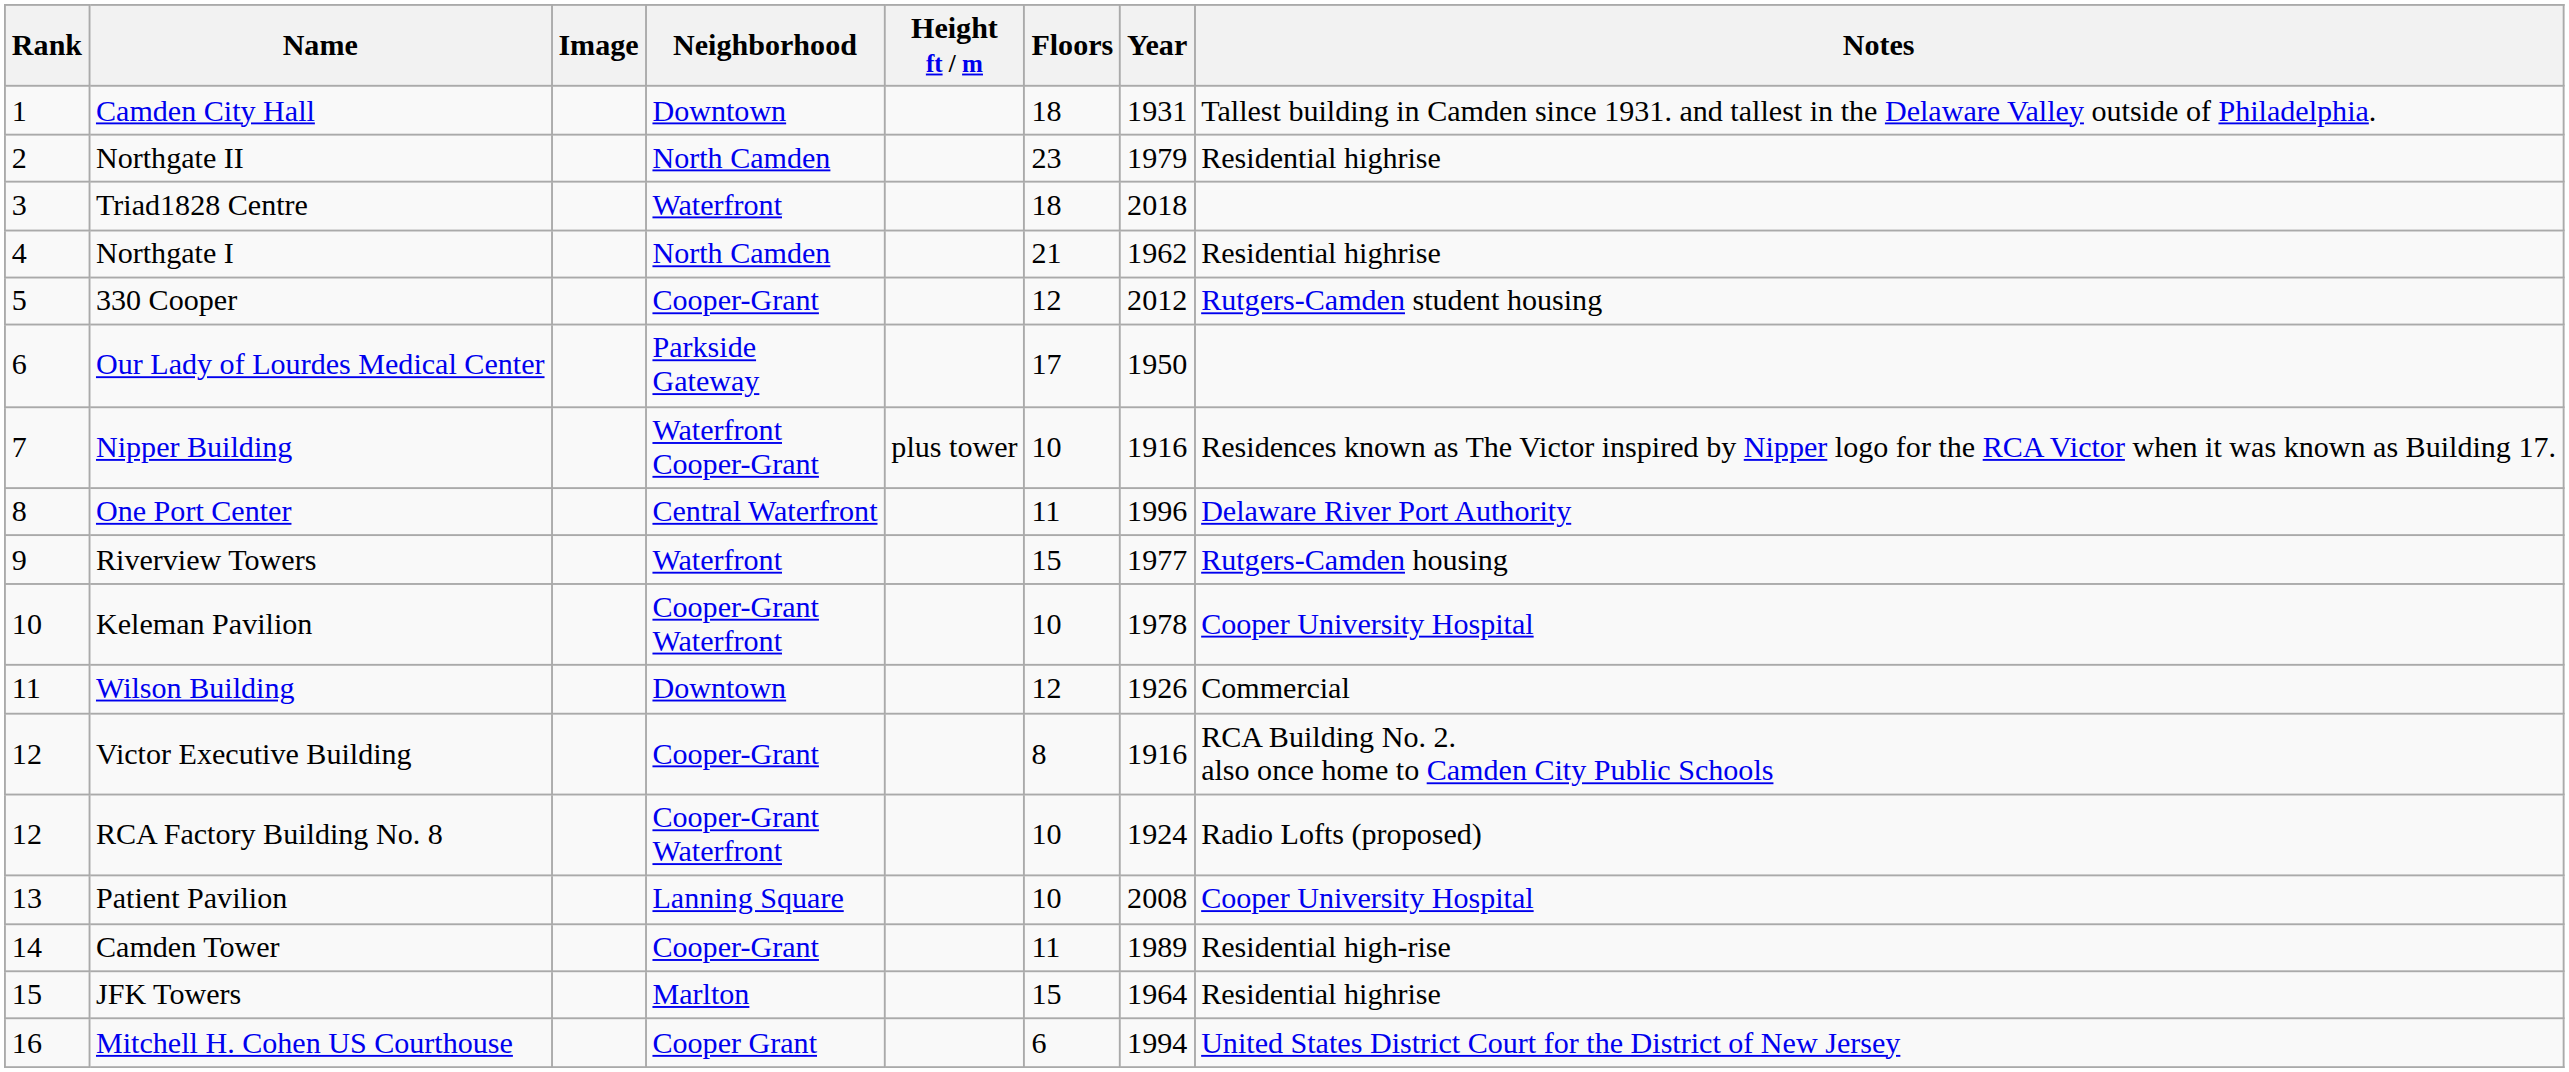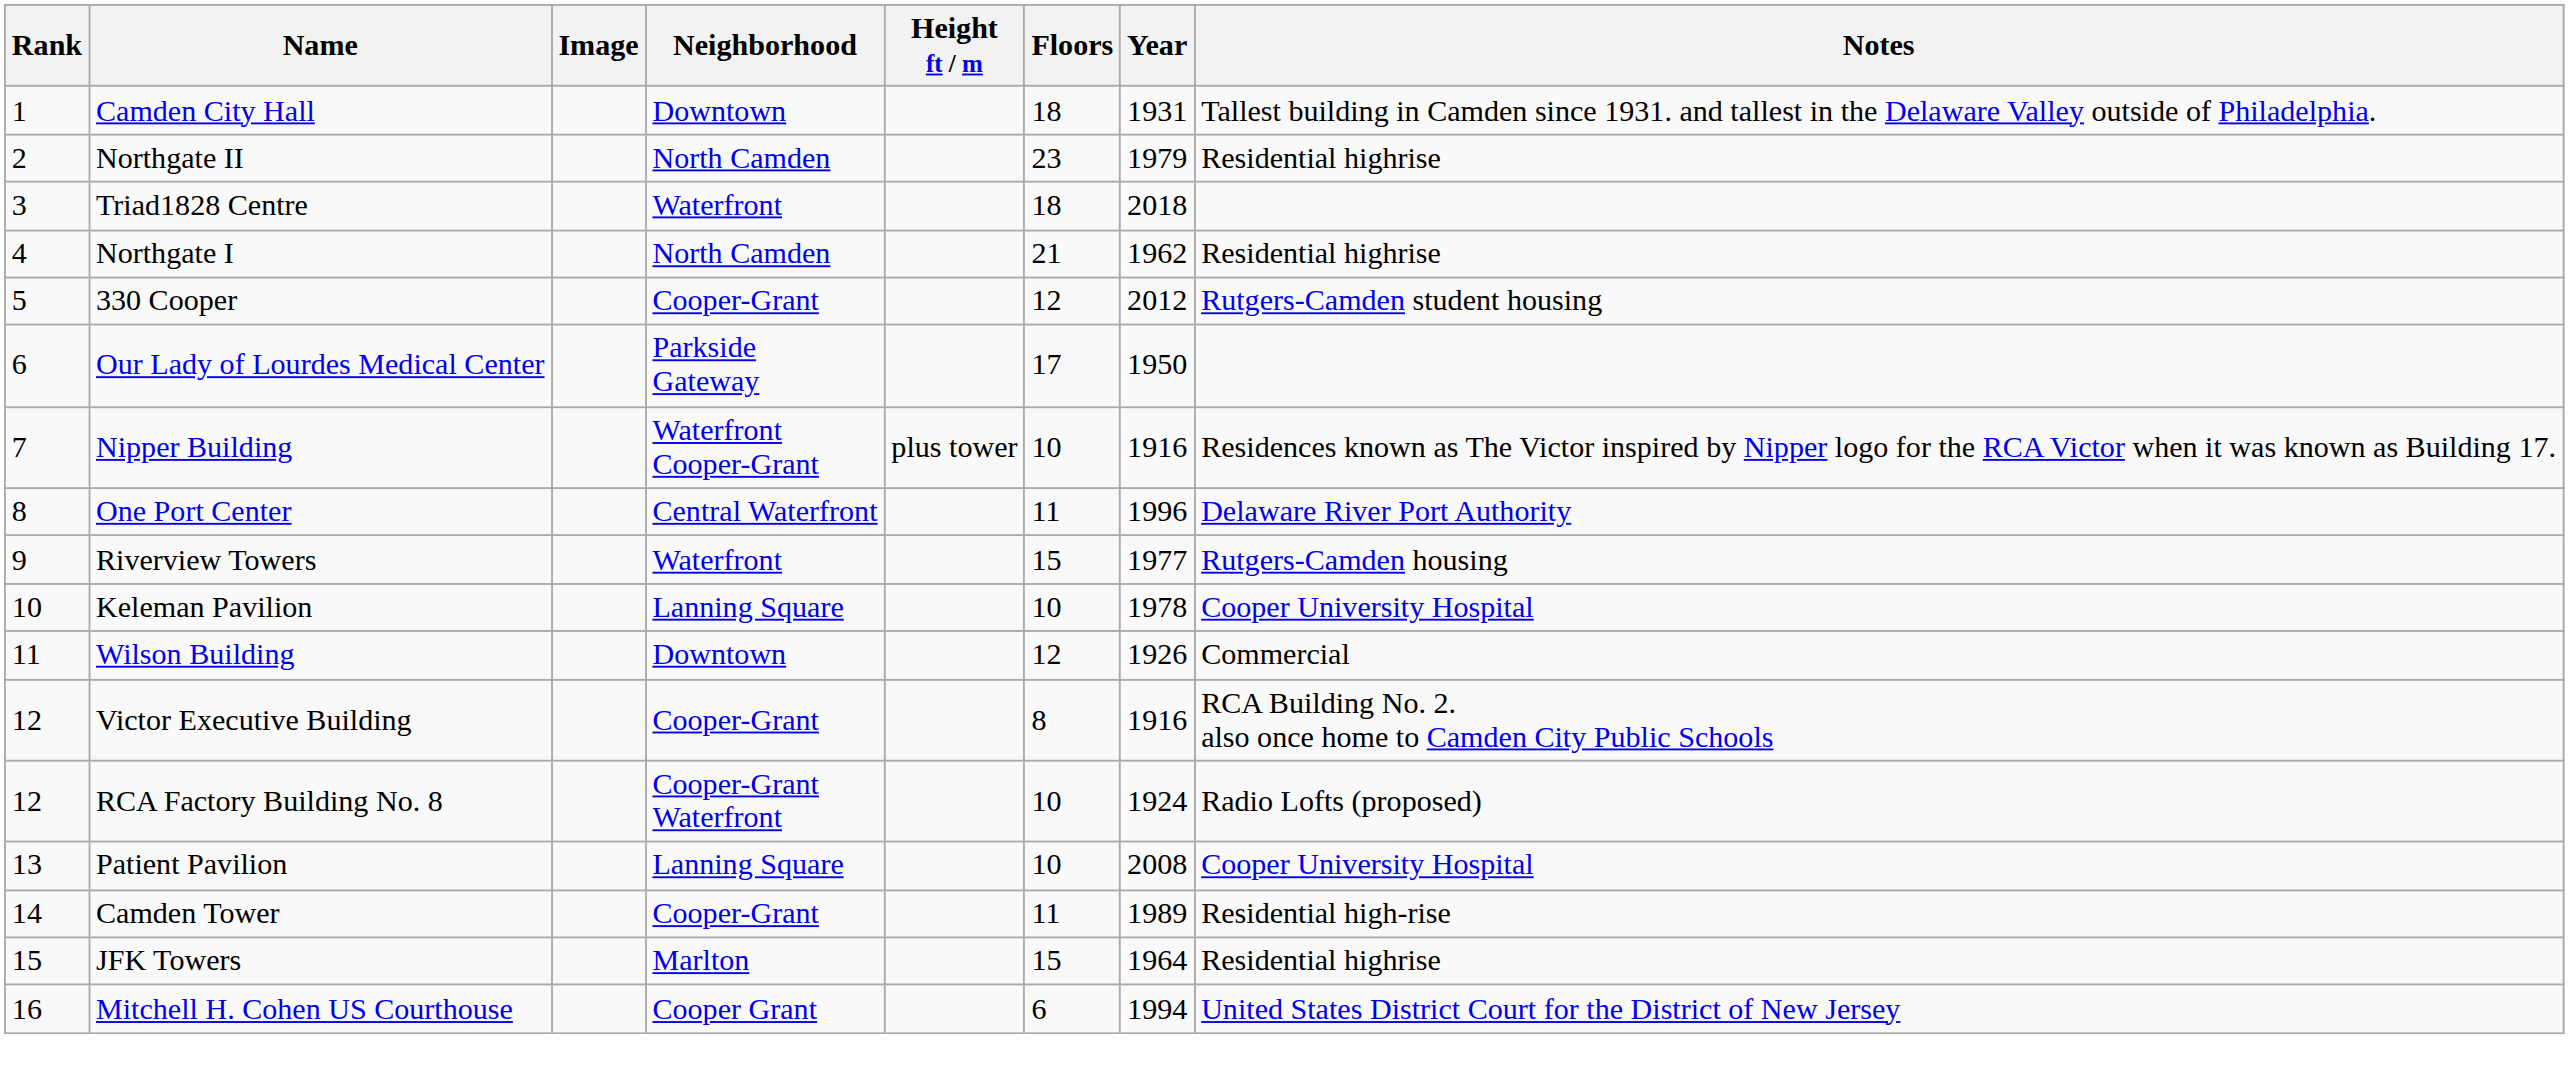(736, 623) Cooper-Grant Waterfront -> (748, 606) Lanning Square
